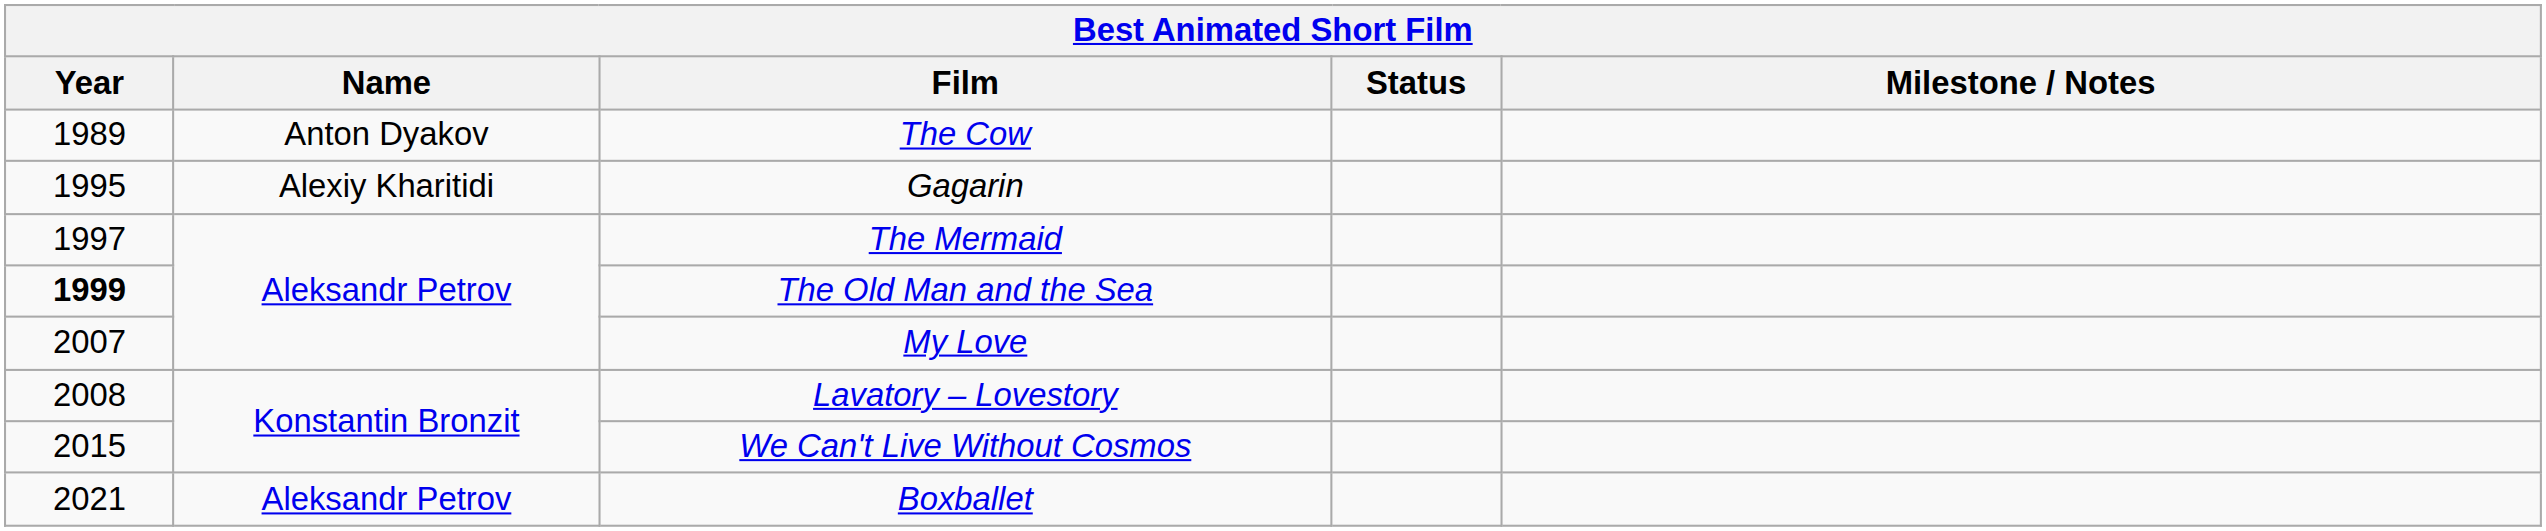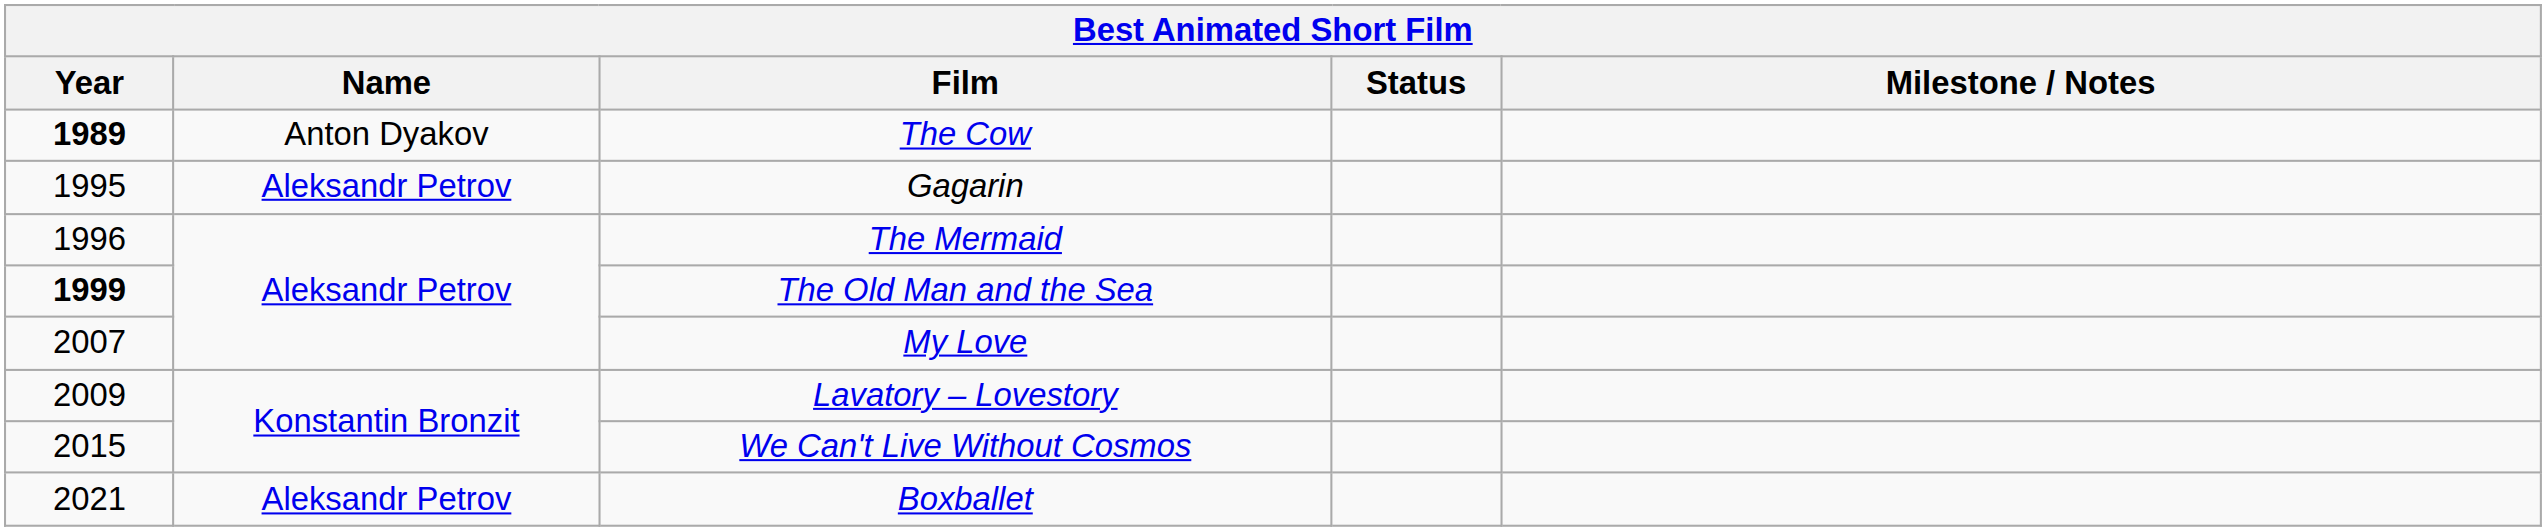(89, 134) normal -> (89, 134) bold
(386, 186) Alexiy Kharitidi -> (386, 186) Aleksandr Petrov
(89, 238) 1997 -> (89, 238) 1996
(89, 394) 2008 -> (89, 394) 2009
